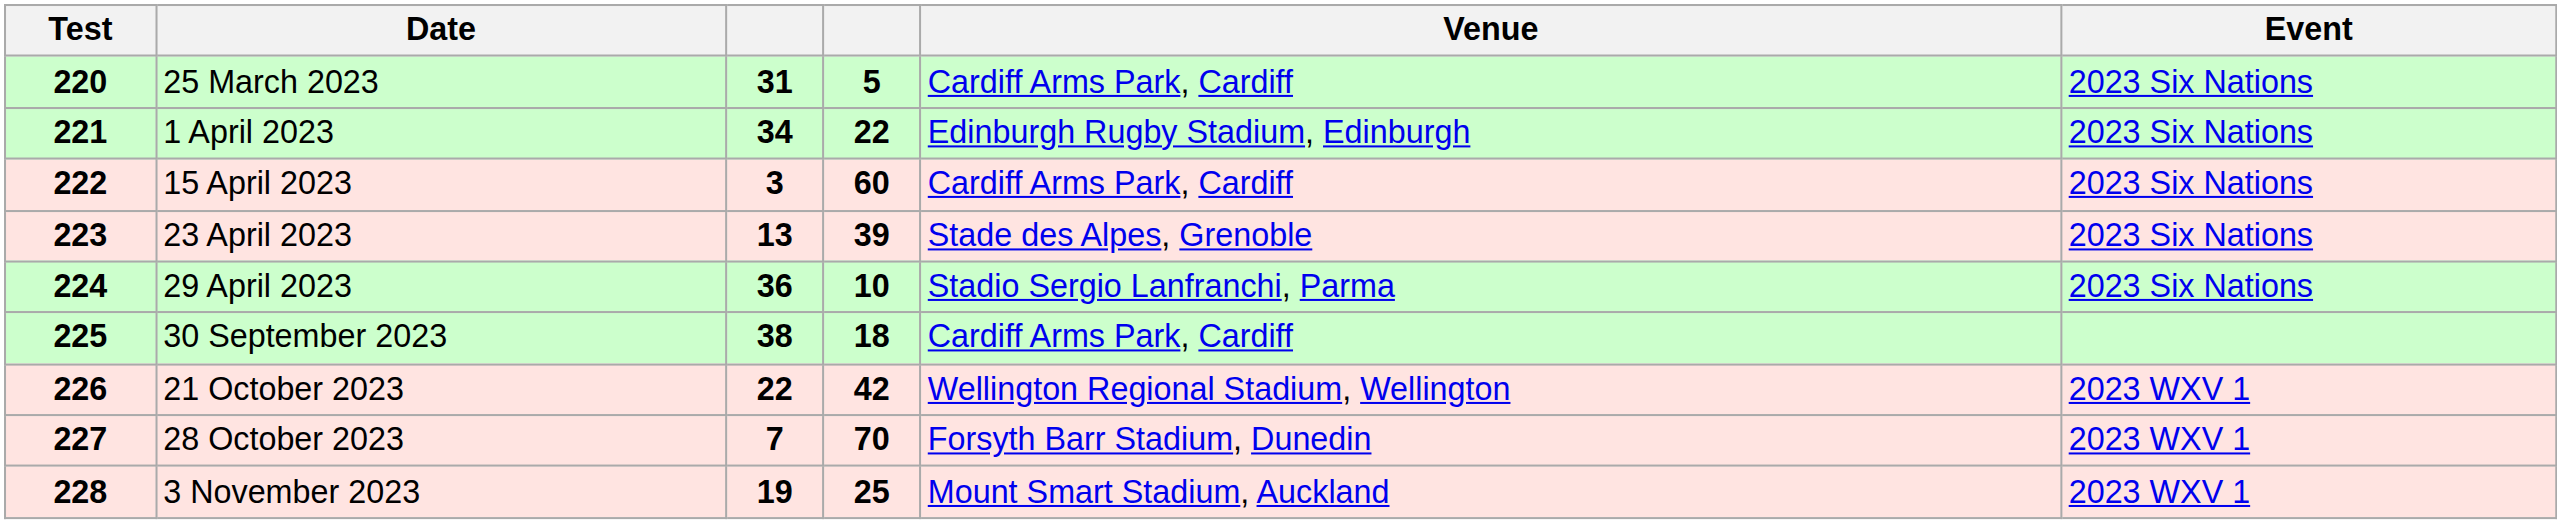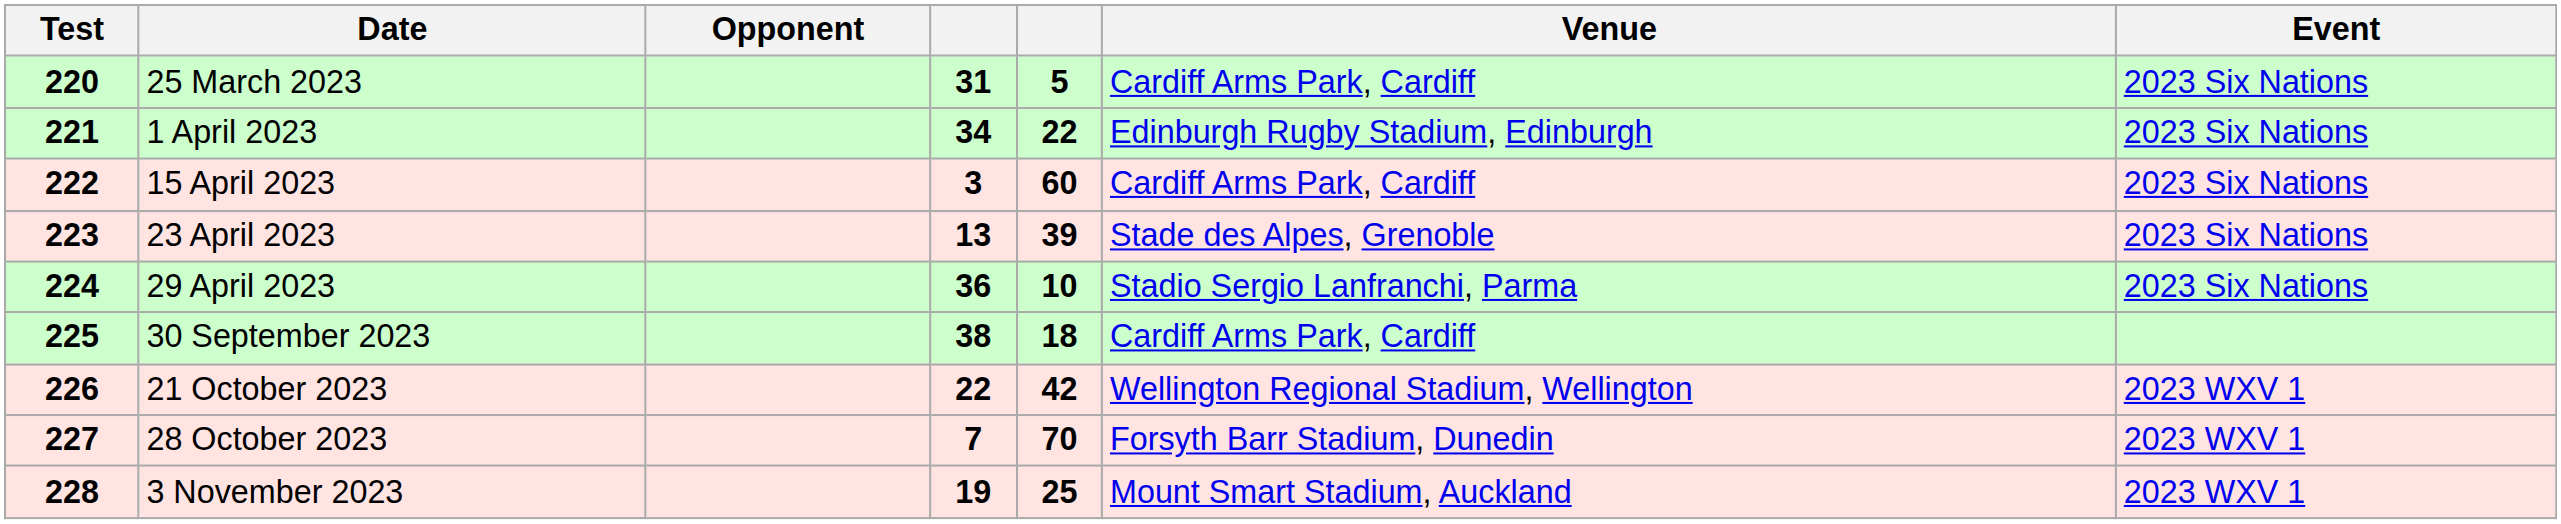+ column: (788, 30)
